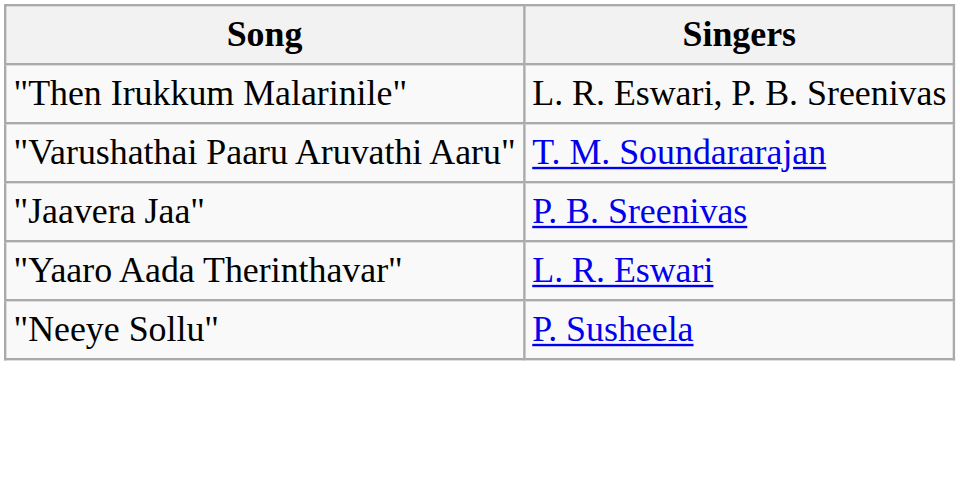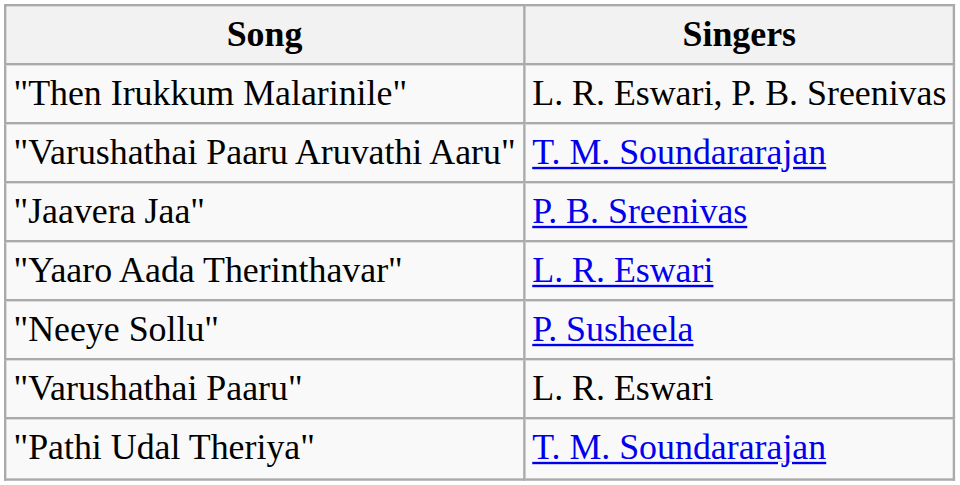+ row: (158, 389)
+ row: (164, 448)
